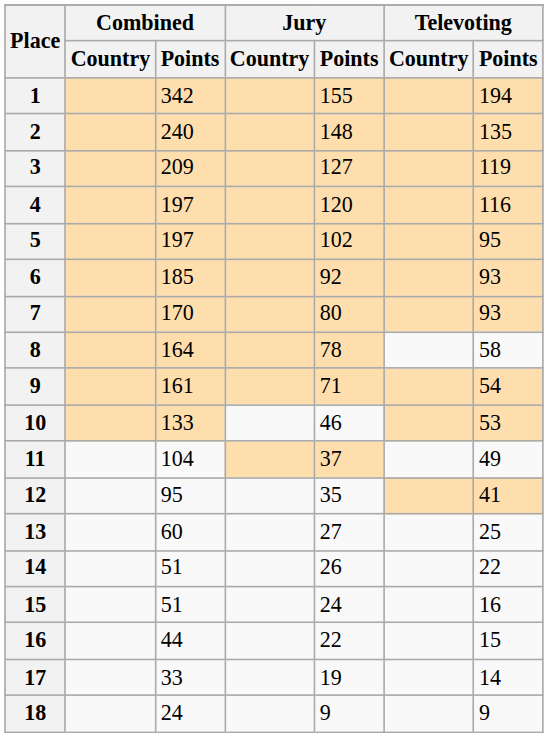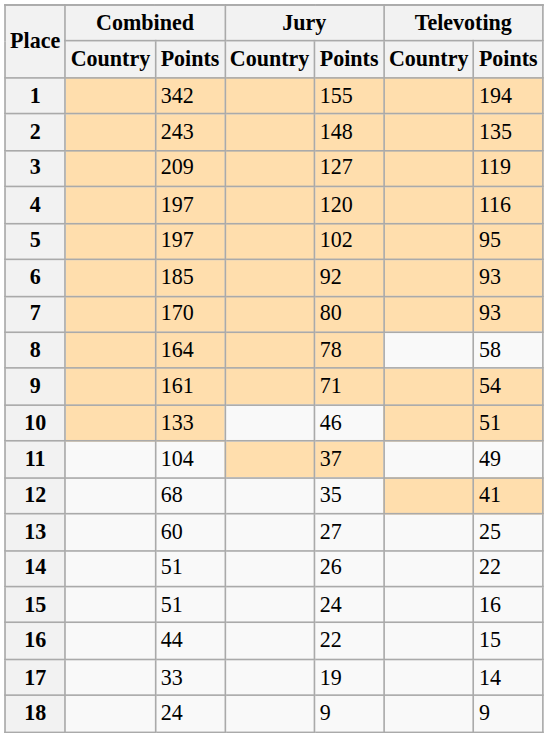(177, 131) 240 -> (177, 131) 243
(490, 422) 53 -> (490, 422) 51
(172, 495) 95 -> (172, 495) 68
